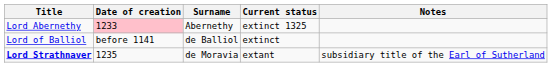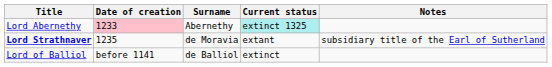(275, 26) no background -> (275, 26) paleturquoise background
rows swapped: (49, 55) <-> (46, 40)
